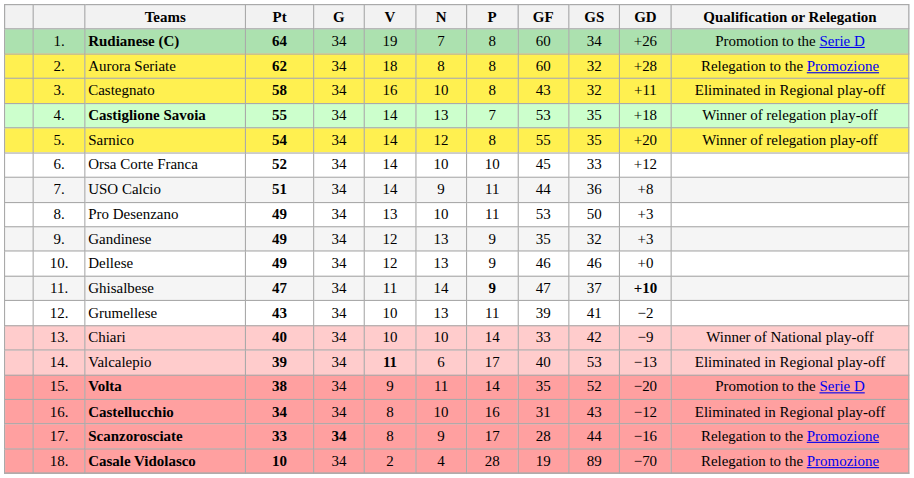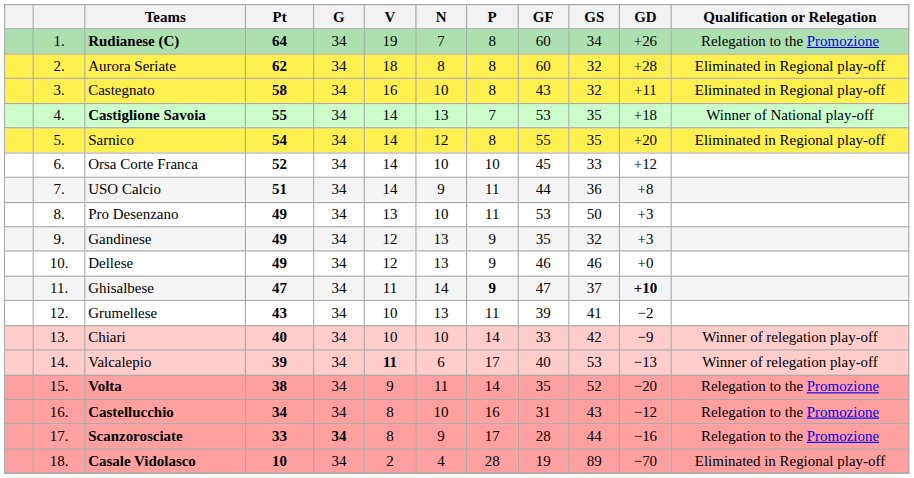(790, 41) Promotion to the Serie D -> (790, 41) Relegation to the Promozione
(790, 65) Relegation to the Promozione -> (790, 65) Eliminated in Regional play-off
(790, 115) Winner of relegation play-off -> (790, 115) Winner of National play-off
(790, 139) Winner of relegation play-off -> (790, 139) Eliminated in Regional play-off
(790, 337) Winner of National play-off -> (790, 337) Winner of relegation play-off
(790, 361) Eliminated in Regional play-off -> (790, 361) Winner of relegation play-off
(790, 386) Promotion to the Serie D -> (790, 386) Relegation to the Promozione
(790, 411) Eliminated in Regional play-off -> (790, 411) Relegation to the Promozione
(790, 460) Relegation to the Promozione -> (790, 460) Eliminated in Regional play-off
